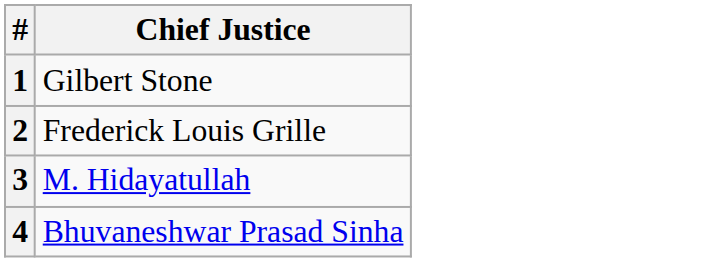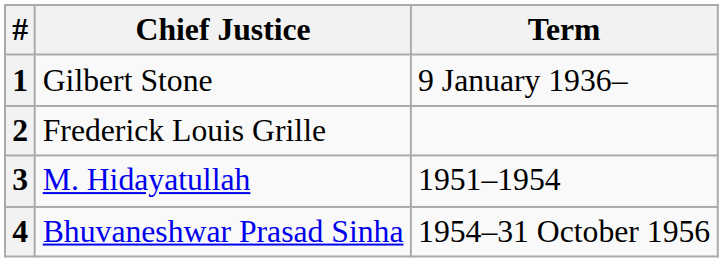+ column: (564, 29)
